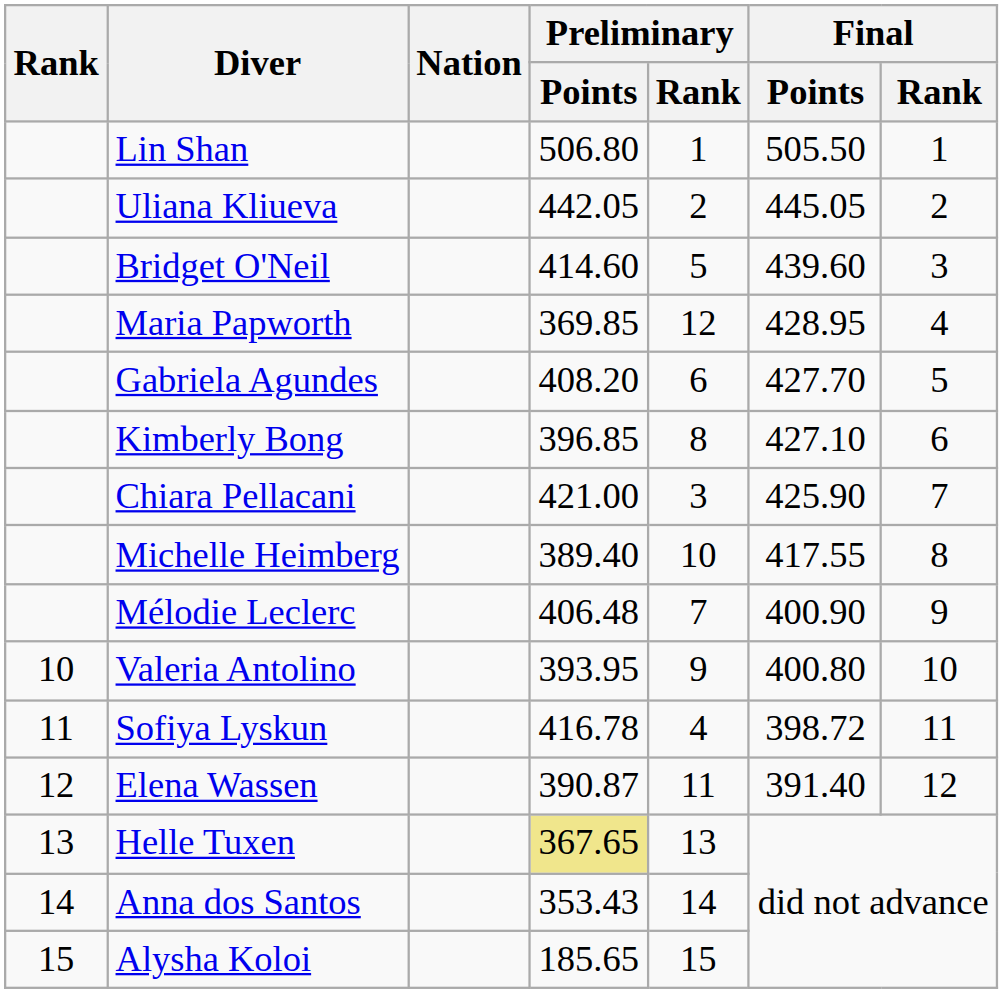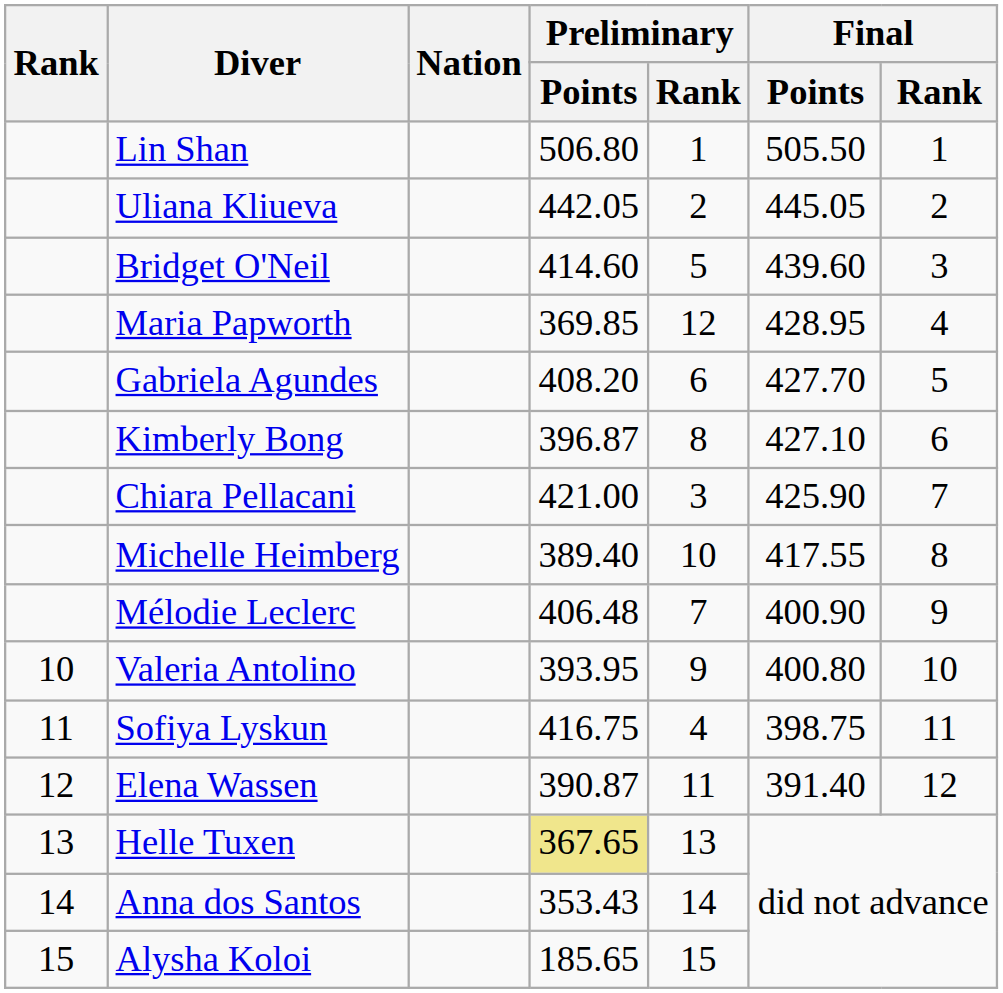(589, 438) 396.85 -> (589, 438) 396.87
(589, 727) 416.78 -> (589, 727) 416.75
(816, 727) 398.72 -> (816, 727) 398.75
